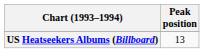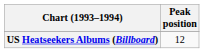(180, 39) 13 -> (180, 39) 12
